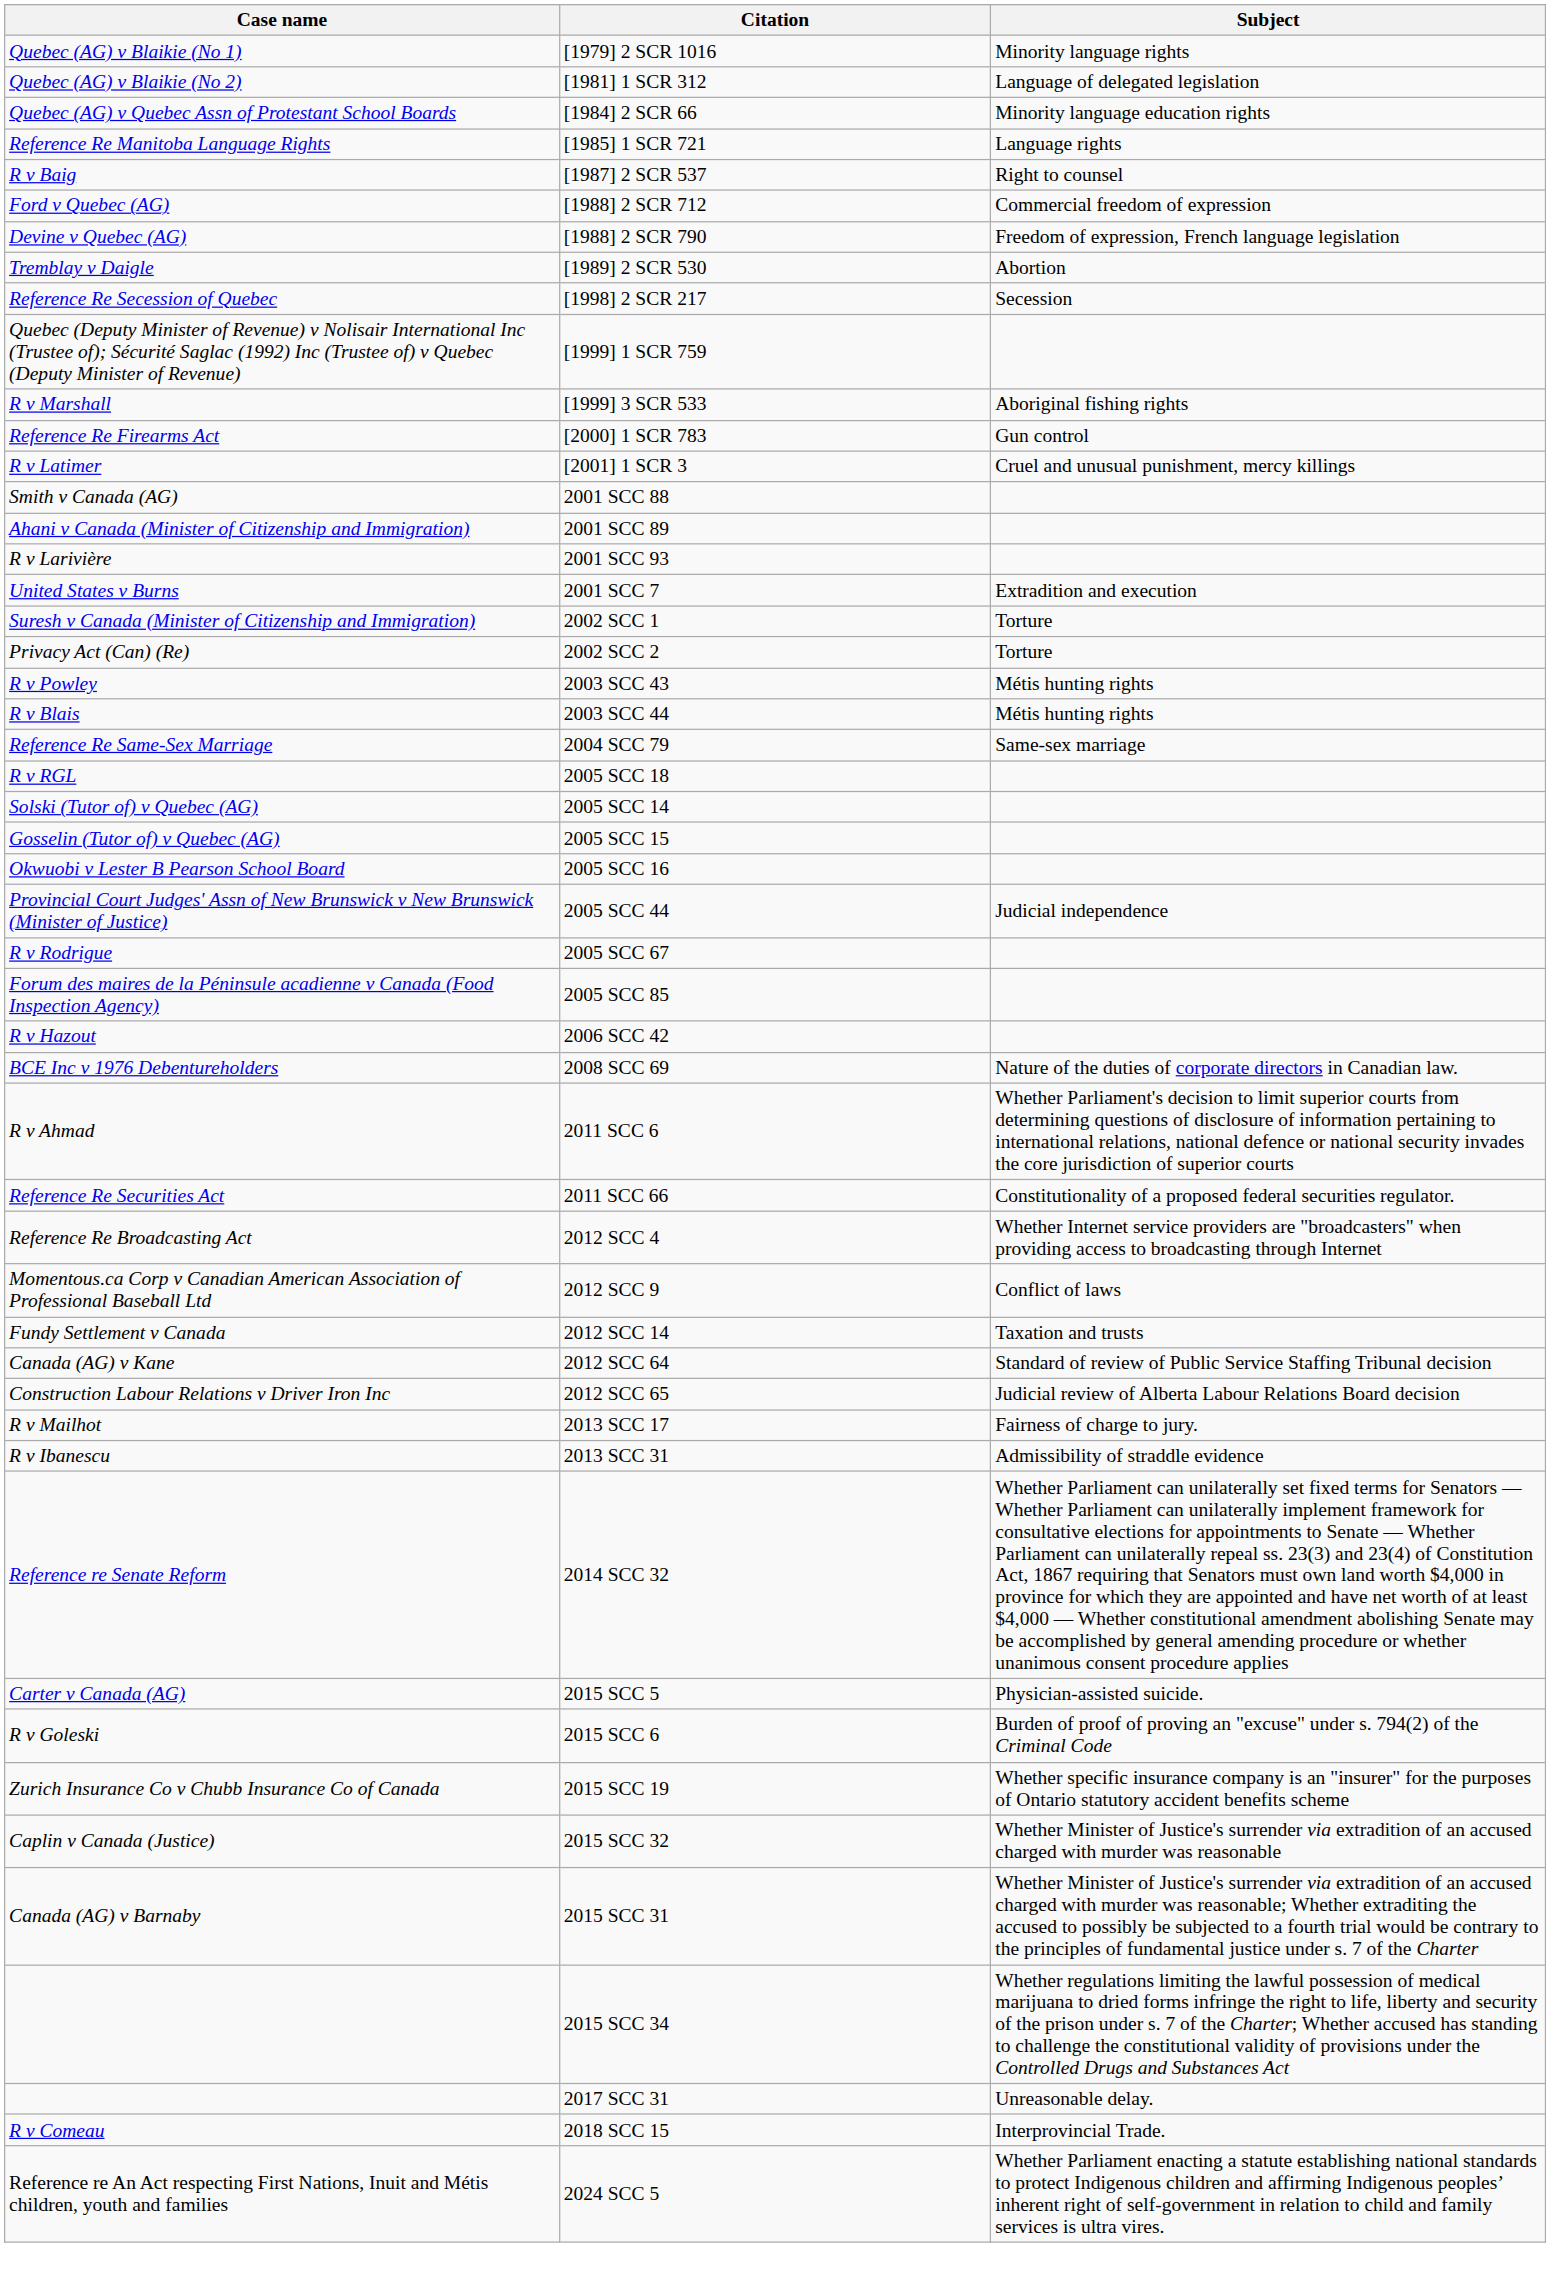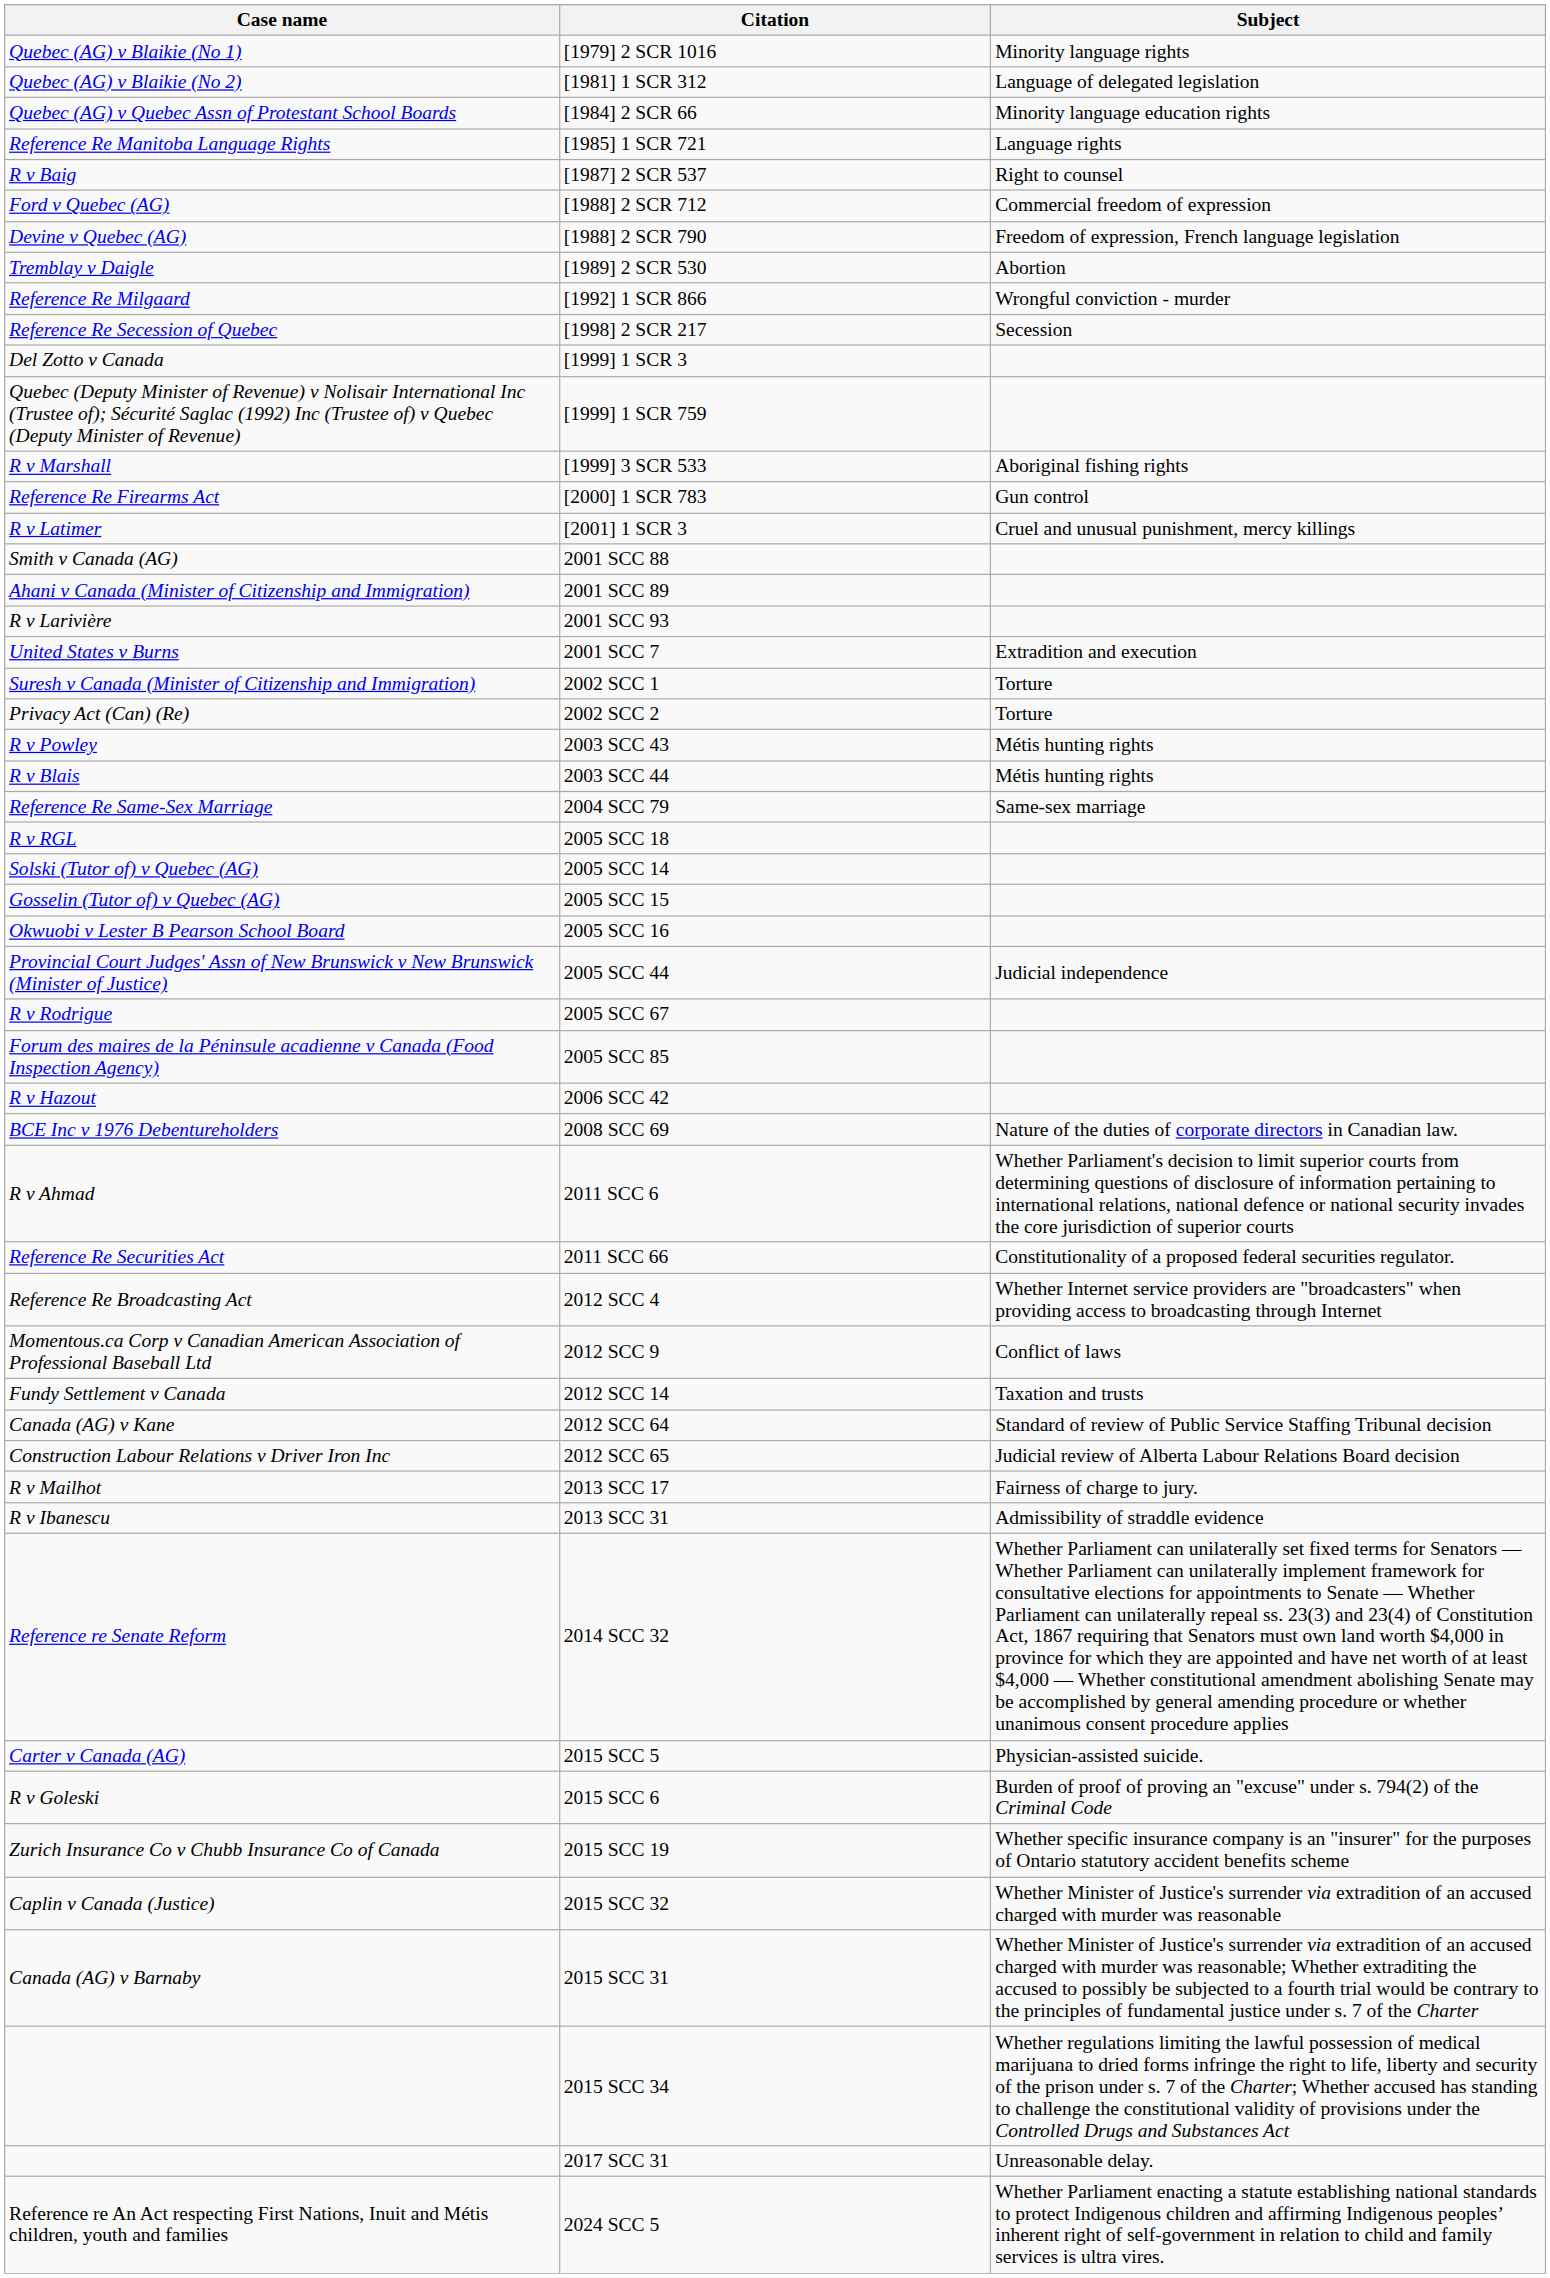+ row: (635, 298)
+ row: (625, 360)
- row: (616, 2129)
